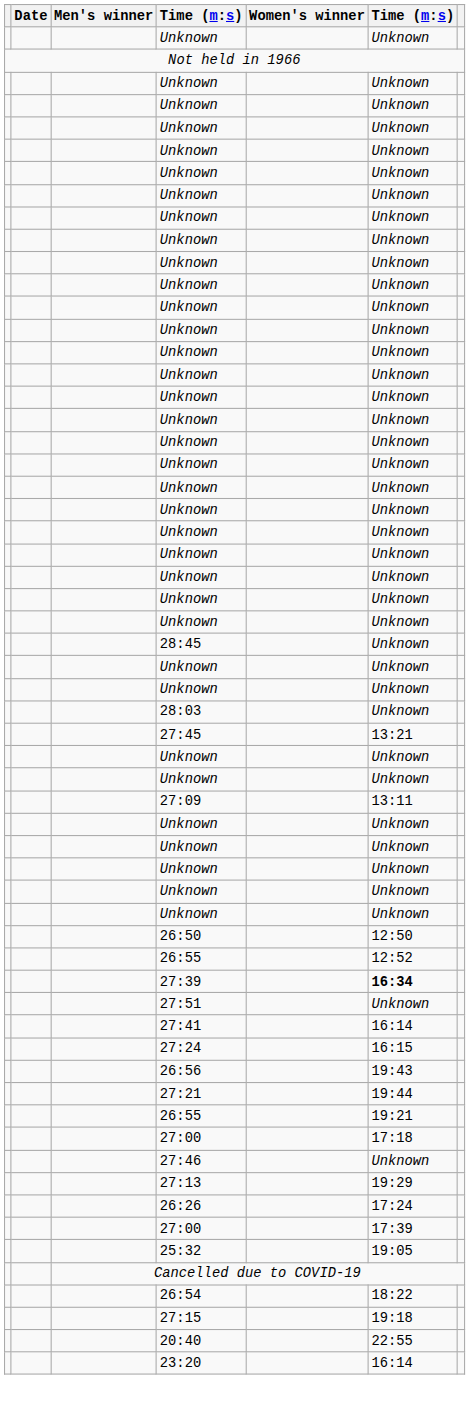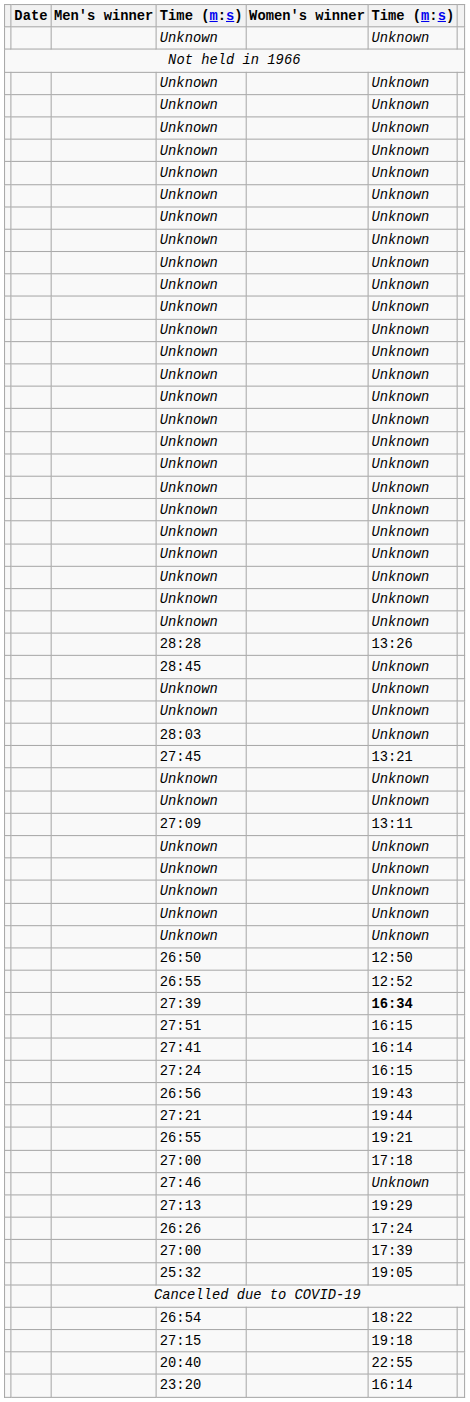+ row: (104, 645)
(400, 1004) Unknown -> (392, 1026) 16:15
